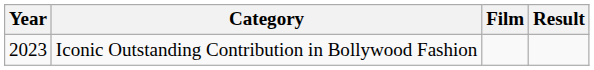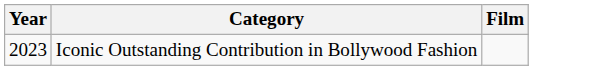- column: (559, 19)
